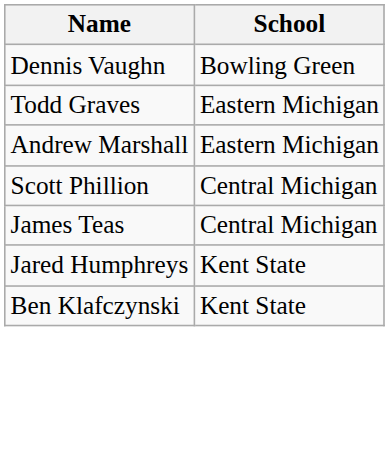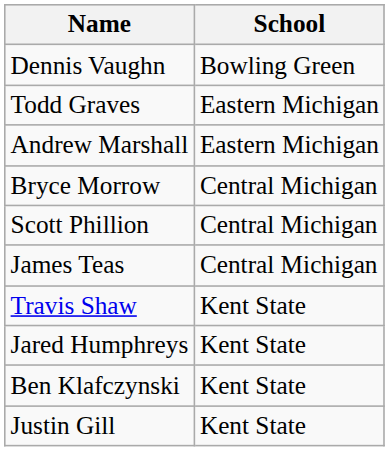+ row: (85, 184)
+ row: (74, 305)
+ row: (63, 425)
